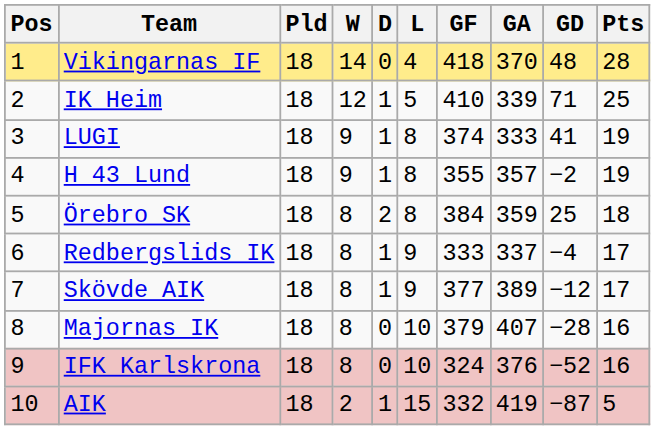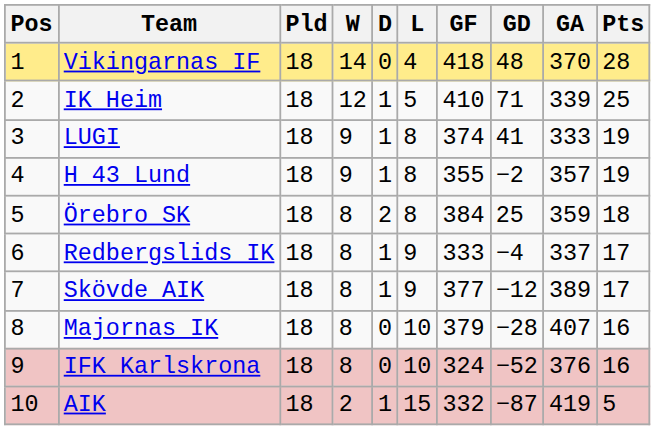columns swapped: (517, 24) <-> (570, 24)
